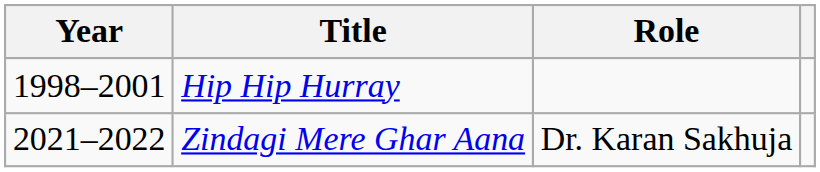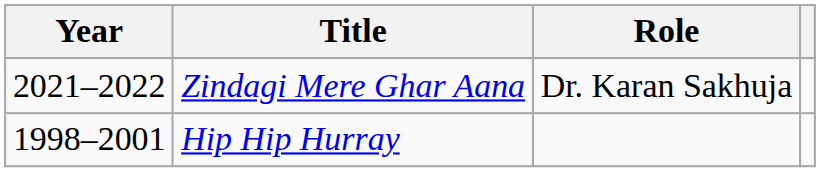rows swapped: (290, 85) <-> (353, 138)
